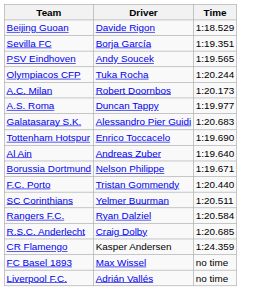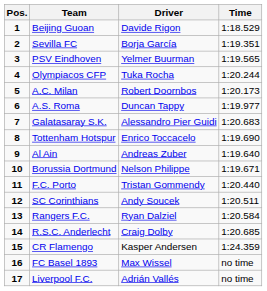+ column: (17, 12)
(125, 59) Andy Soucek -> (158, 59) Yelmer Buurman
(132, 200) Yelmer Buurman -> (150, 200) Andy Soucek
